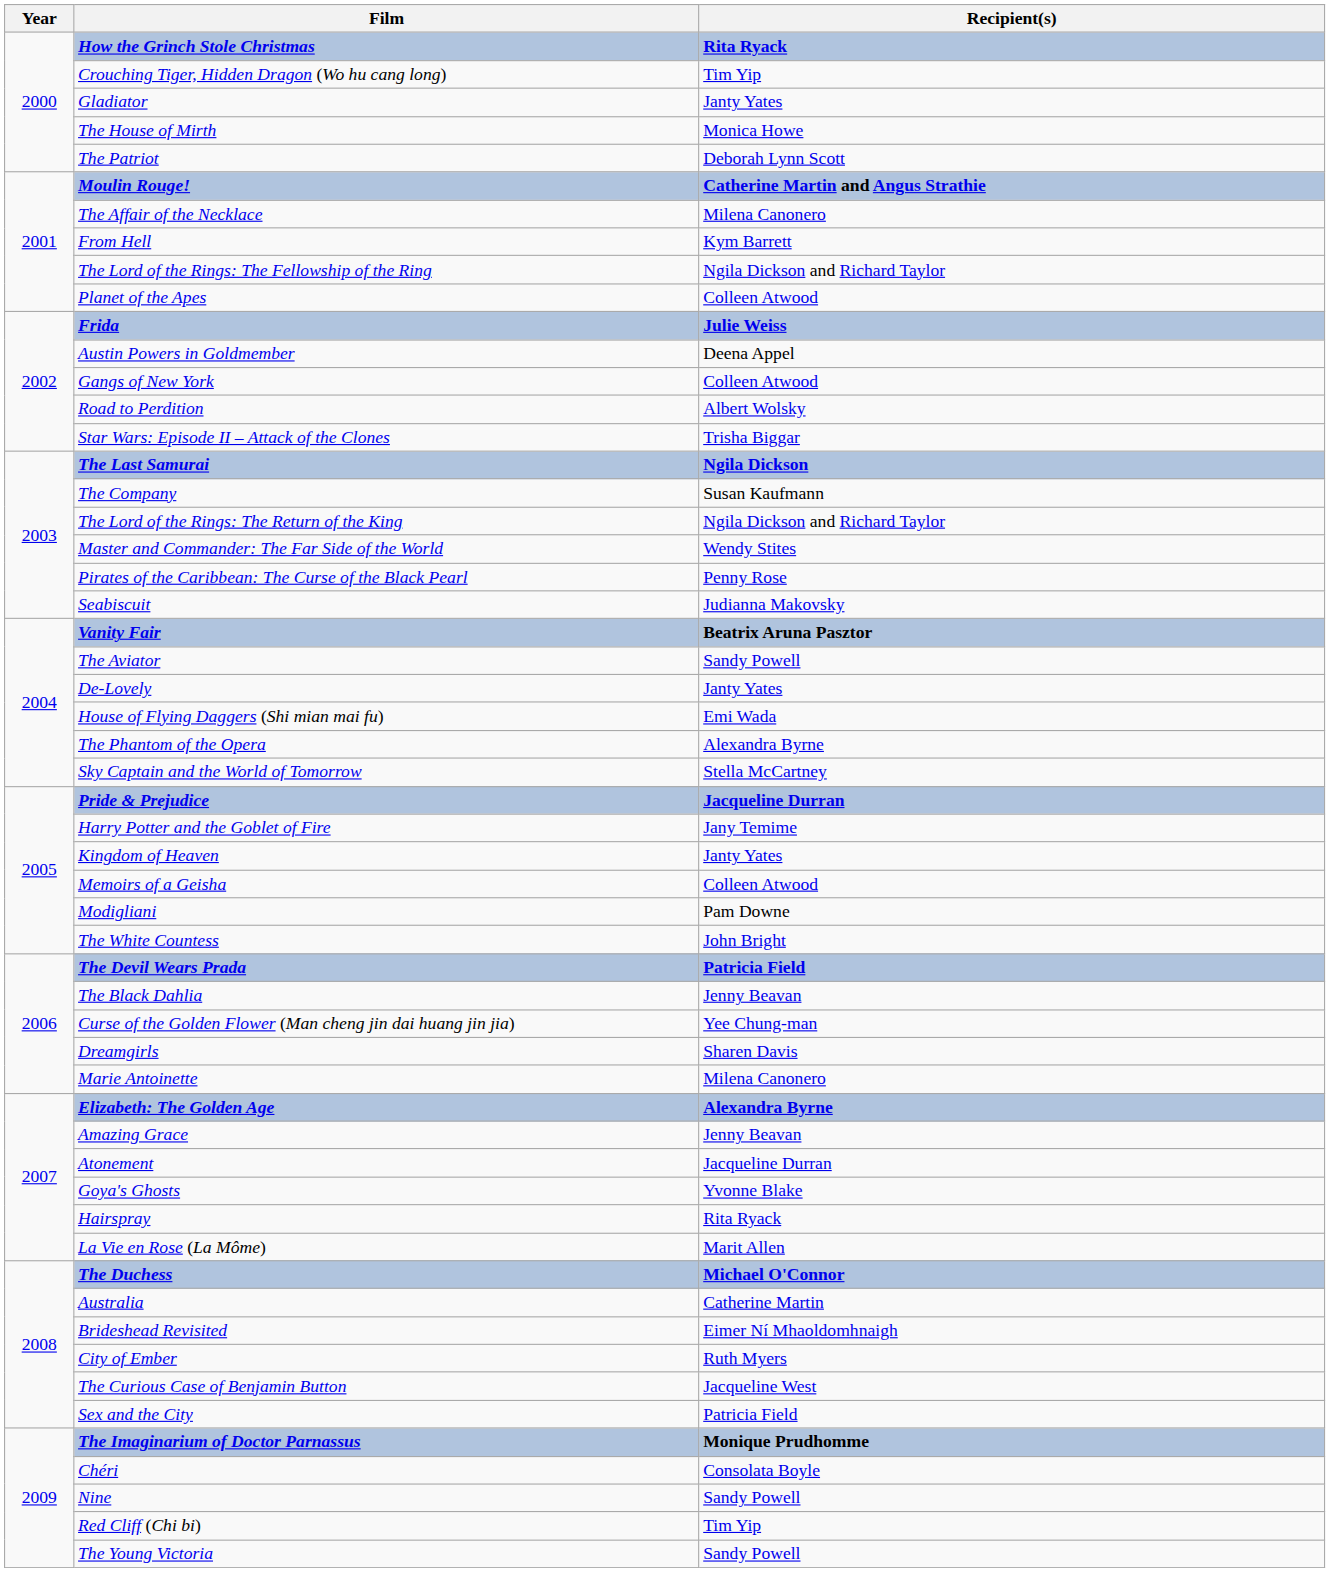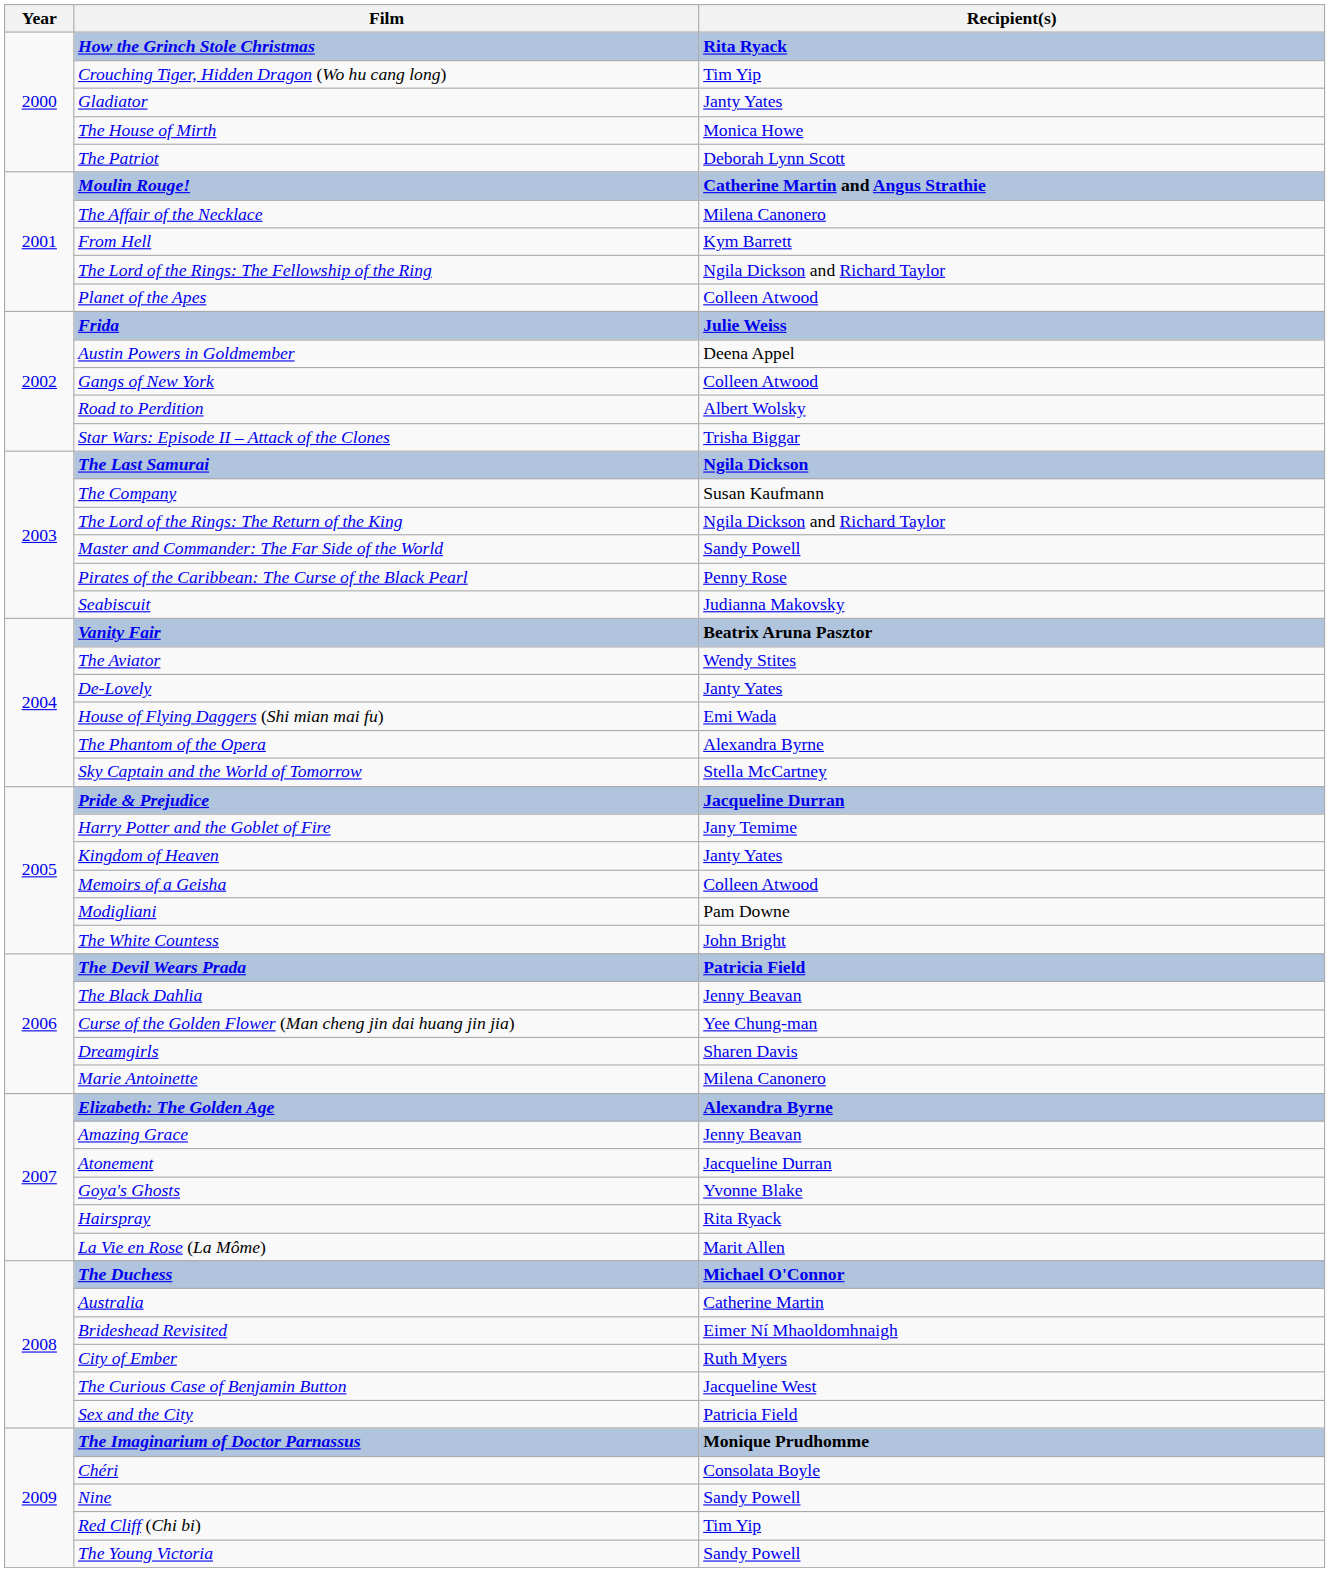(750, 548) Wendy Stites -> (752, 548) Sandy Powell
(752, 660) Sandy Powell -> (750, 660) Wendy Stites
